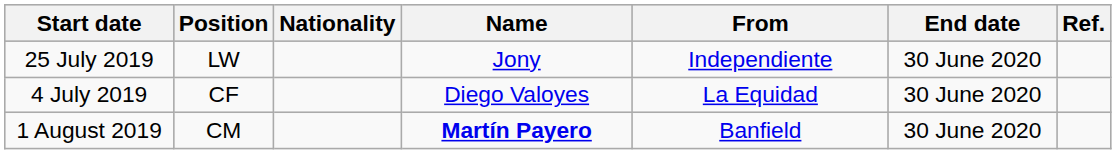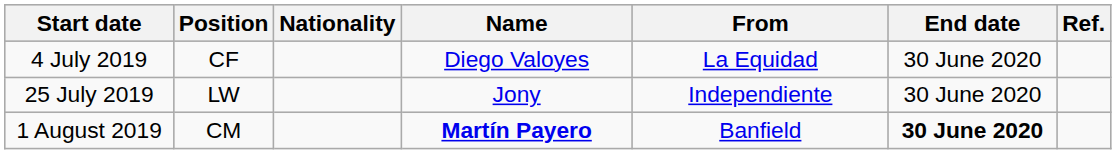rows swapped: (89, 95) <-> (89, 59)
(972, 131) normal -> (972, 131) bold
